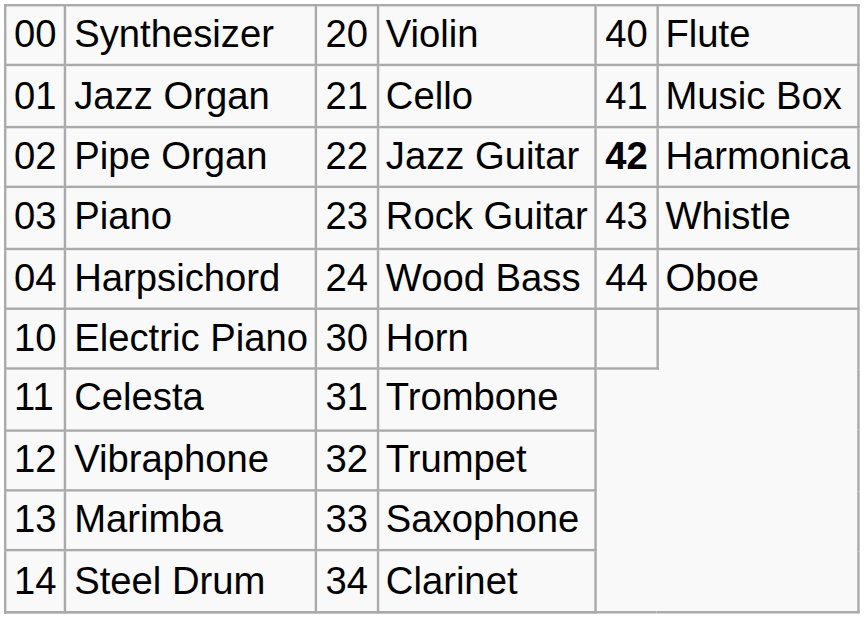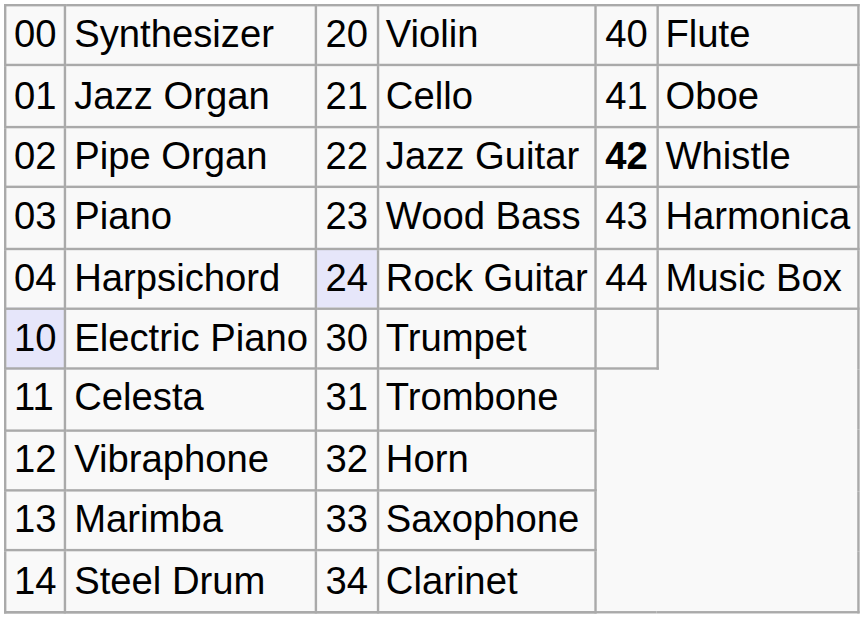(754, 95) Music Box -> (712, 95) Oboe
(758, 156) Harmonica -> (728, 156) Whistle
(487, 216) Rock Guitar -> (483, 216) Wood Bass
(728, 216) Whistle -> (758, 216) Harmonica
(347, 277) no background -> (347, 277) lavender background
(483, 277) Wood Bass -> (487, 277) Rock Guitar
(712, 277) Oboe -> (754, 277) Music Box
(35, 338) no background -> (35, 338) lavender background
(427, 338) Horn -> (456, 338) Trumpet
(456, 459) Trumpet -> (427, 459) Horn
